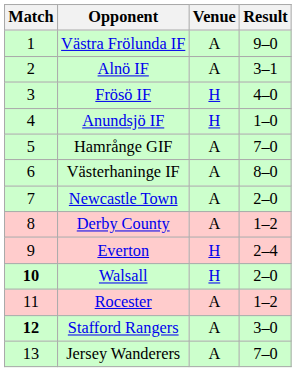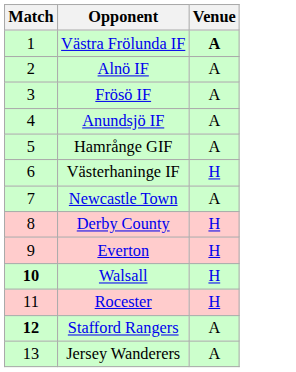- column: (266, 17)
(214, 43) normal -> (214, 43) bold
(214, 95) H -> (214, 95) A
(214, 120) H -> (214, 120) A
(214, 172) A -> (214, 172) H
(214, 224) A -> (214, 224) H
(214, 302) A -> (214, 302) H
